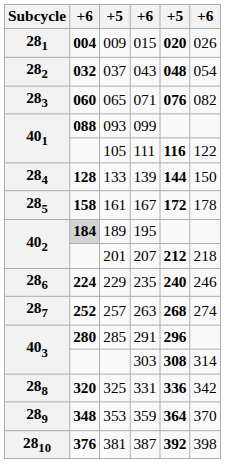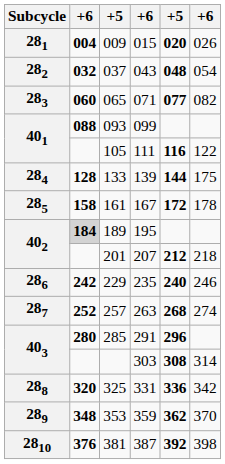(175, 99) 076 -> (175, 99) 077
(205, 176) 150 -> (205, 176) 175
(85, 282) 224 -> (85, 282) 242
(175, 416) 364 -> (175, 416) 362
